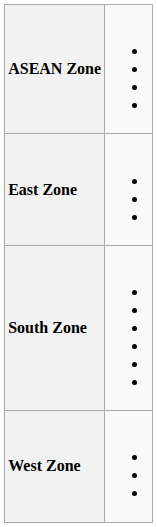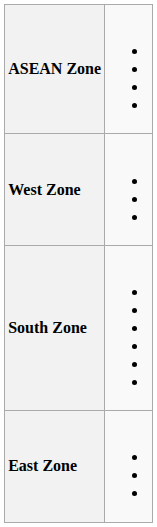rows swapped: (43, 189) <-> (44, 466)
